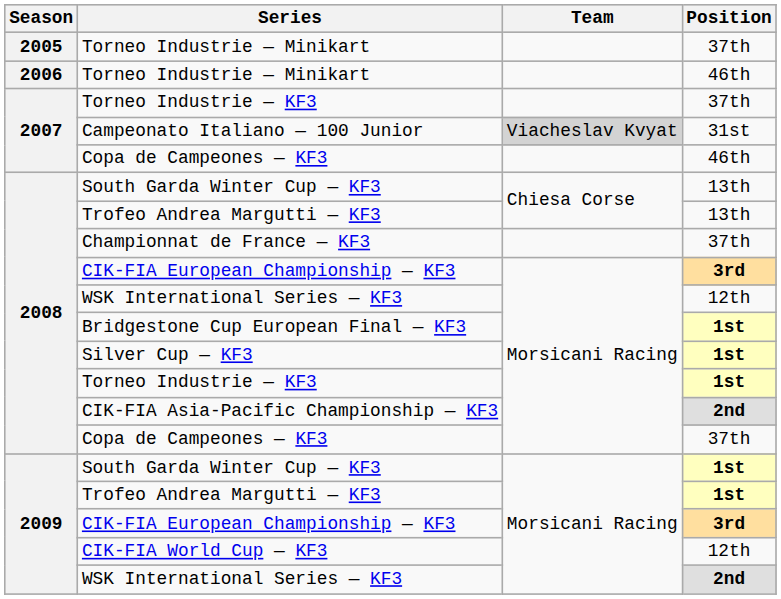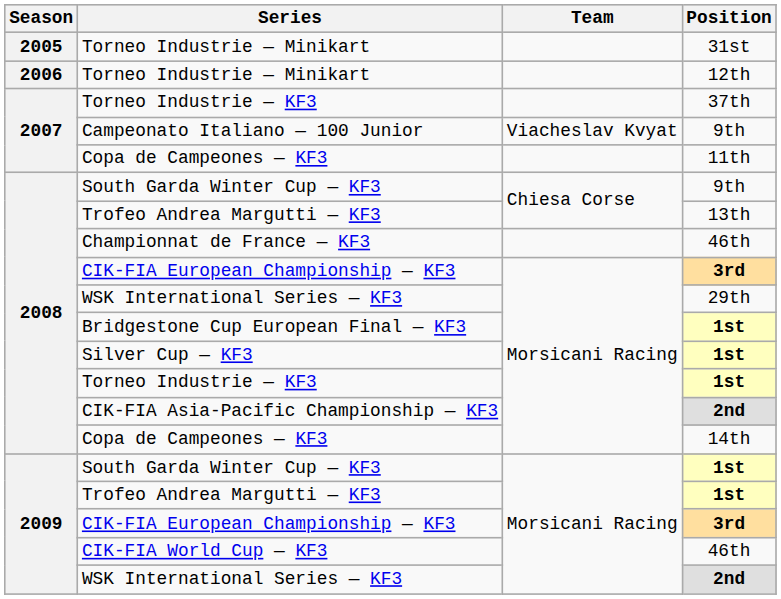(729, 47) 37th -> (729, 47) 31st
(729, 75) 46th -> (729, 75) 12th
(592, 131) lightgrey background -> (592, 131) no background
(729, 131) 31st -> (729, 131) 9th
(729, 159) 46th -> (729, 159) 11th
(729, 187) 13th -> (729, 187) 9th
(729, 243) 37th -> (729, 243) 46th
(729, 299) 12th -> (729, 299) 29th
(729, 439) 37th -> (729, 439) 14th
(729, 551) 12th -> (729, 551) 46th
